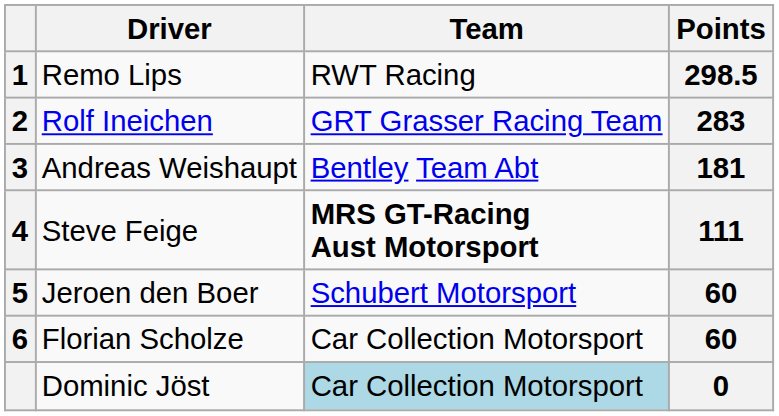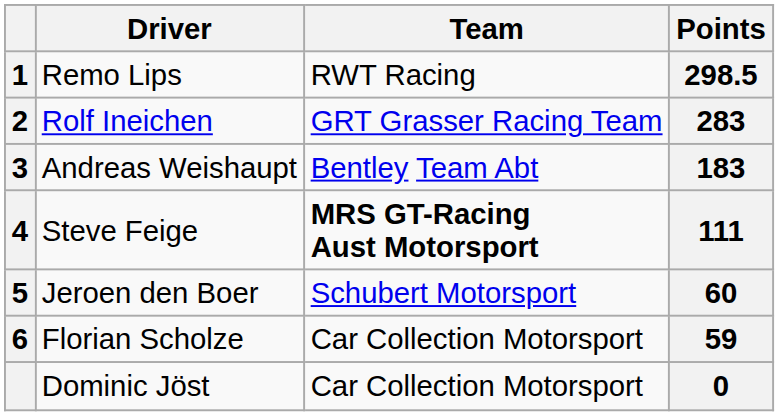(721, 168) 181 -> (721, 168) 183
(721, 340) 60 -> (721, 340) 59
(477, 386) lightblue background -> (477, 386) no background
